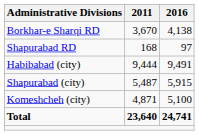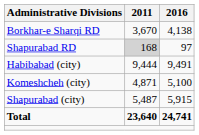(149, 47) no background -> (149, 47) lightgrey background
rows swapped: (48, 99) <-> (46, 82)
